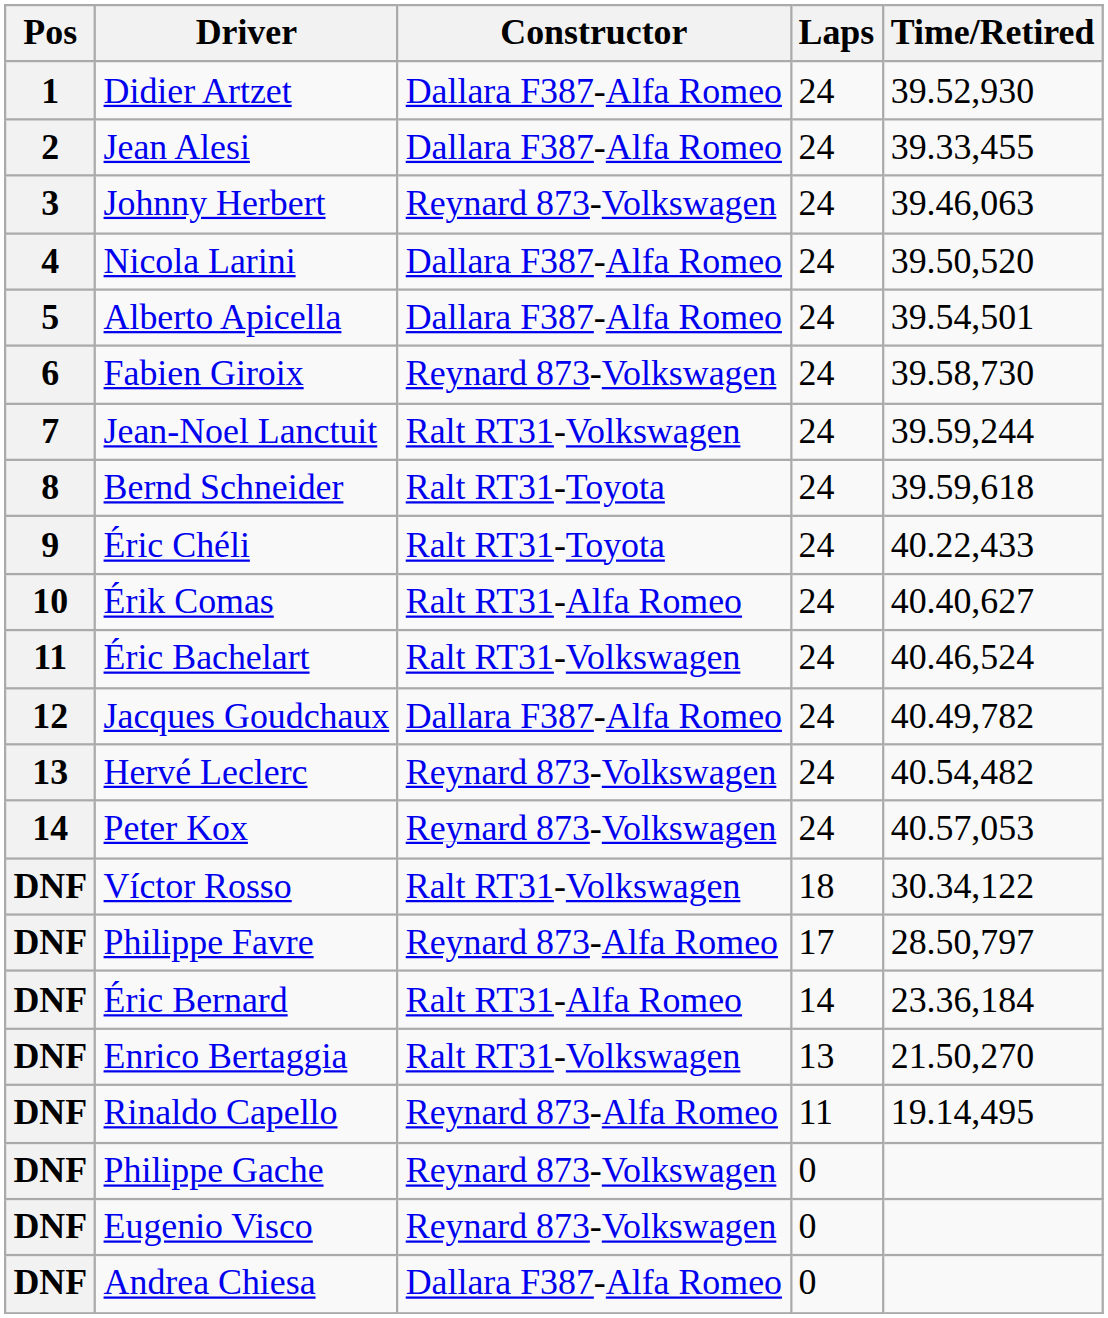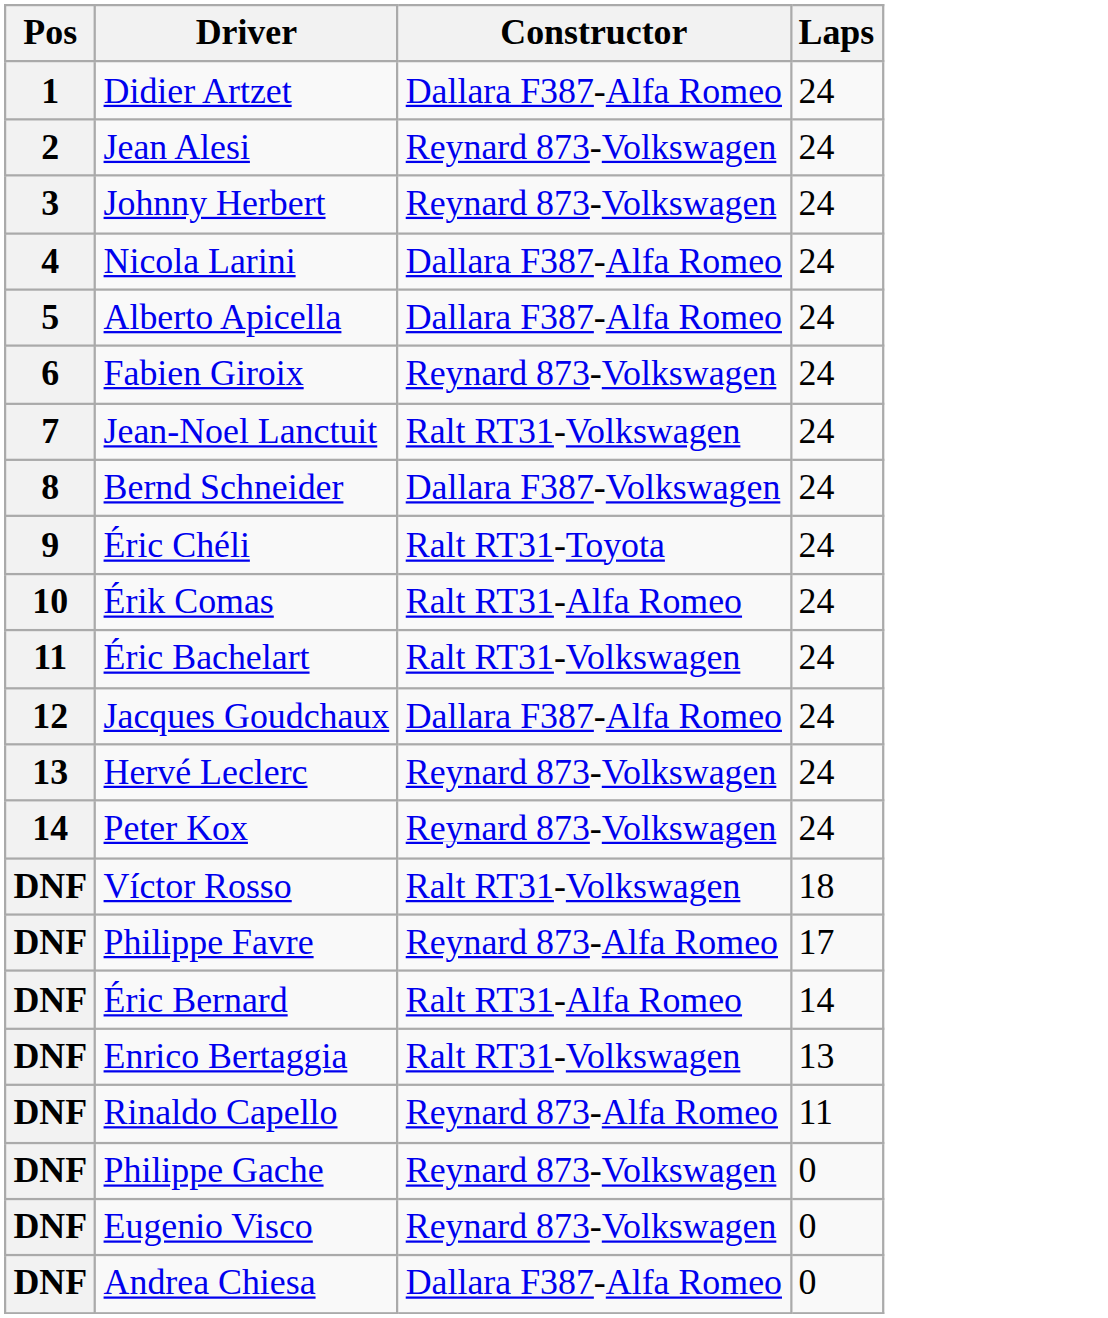- column: (993, 32)
(594, 146) Dallara F387-Alfa Romeo -> (591, 146) Reynard 873-Volkswagen
(535, 487) Ralt RT31-Toyota -> (593, 487) Dallara F387-Volkswagen
